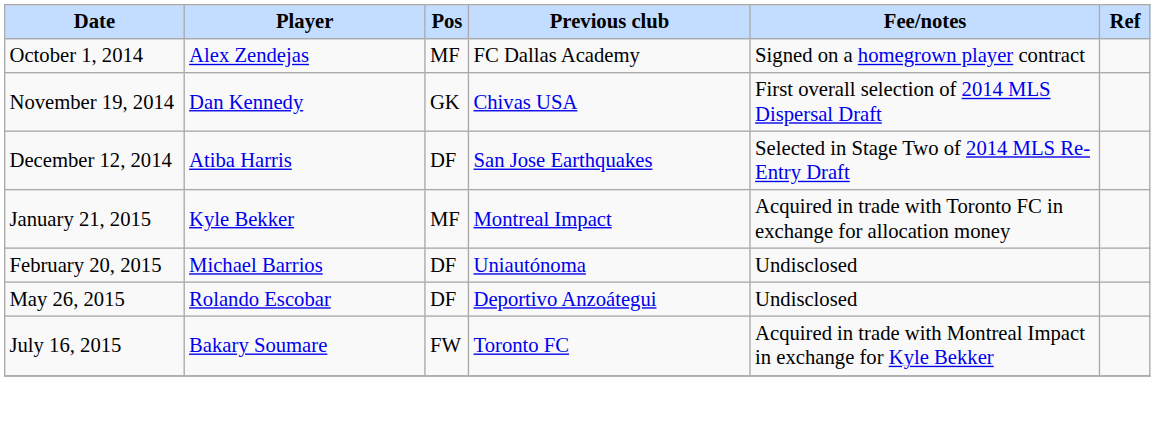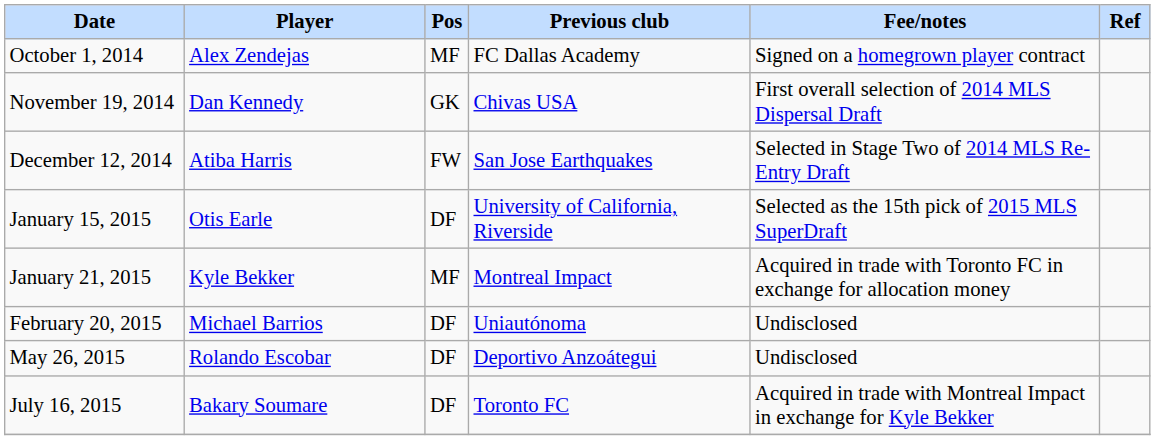(443, 160) DF -> (445, 160) FW
+ row: (80, 219)
(445, 346) FW -> (443, 404) DF
